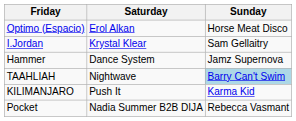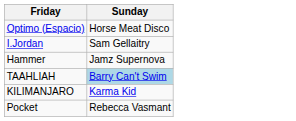- column: (146, 12)
